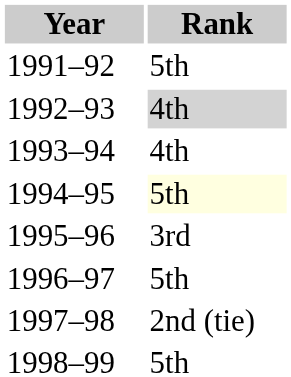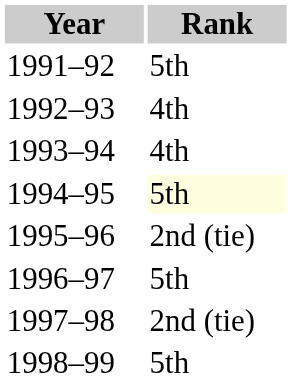(169, 108) lightgrey background -> (169, 108) no background
(170, 235) 3rd -> (202, 235) 2nd (tie)
